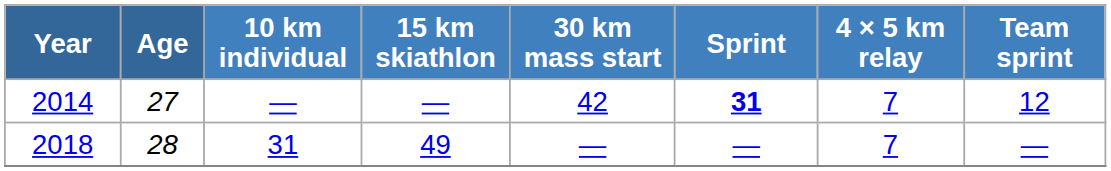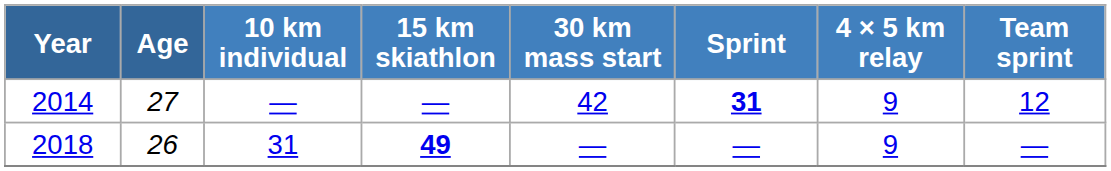(890, 101) 7 -> (890, 101) 9
(163, 145) 28 -> (163, 145) 26
(435, 145) normal -> (435, 145) bold
(890, 145) 7 -> (890, 145) 9
